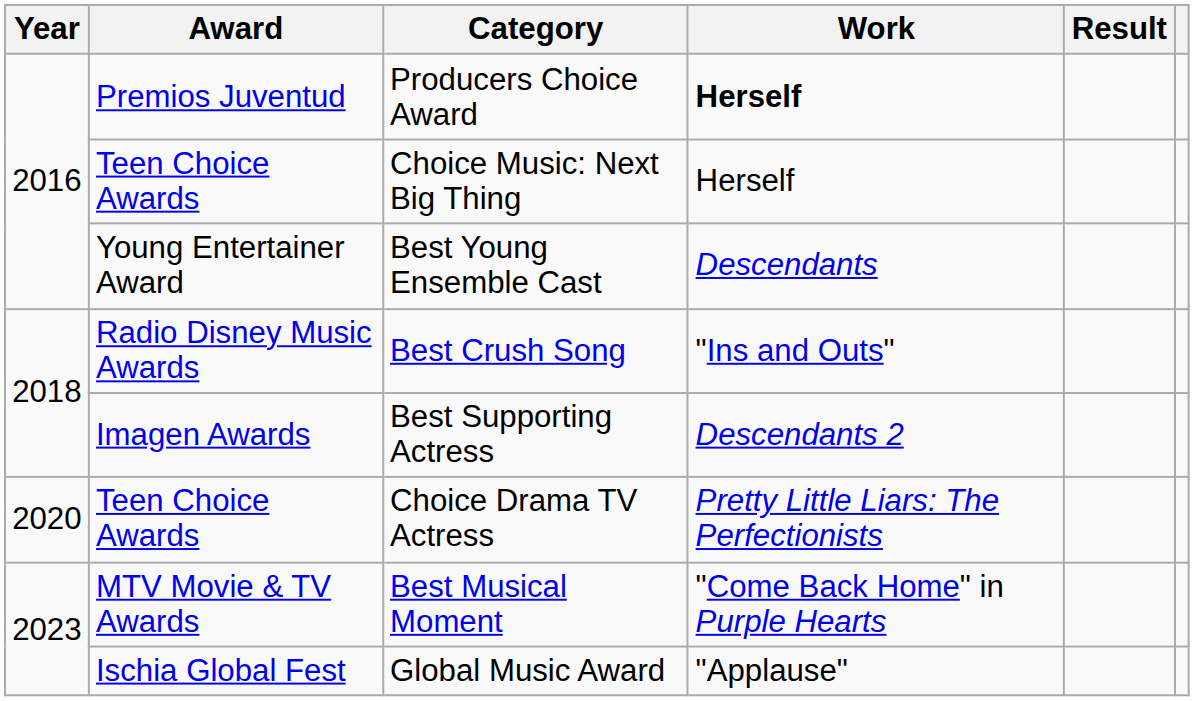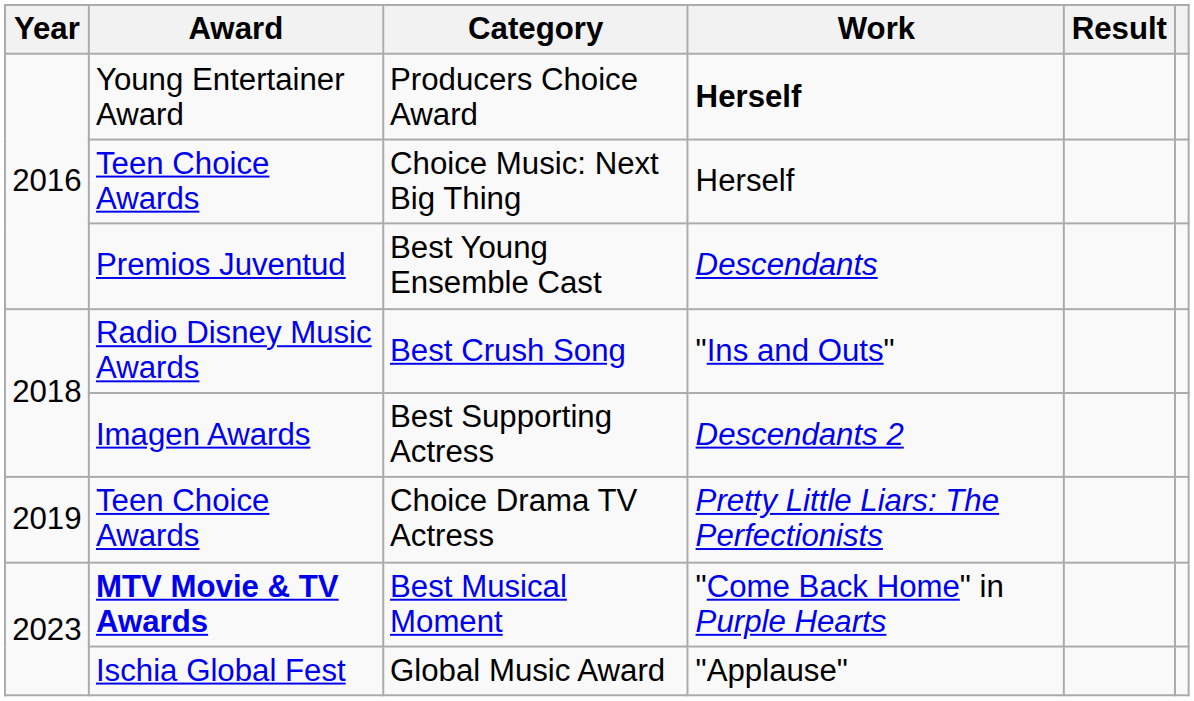(221, 96) Premios Juventud -> (220, 96) Young Entertainer Award
(220, 265) Young Entertainer Award -> (221, 265) Premios Juventud
(47, 519) 2020 -> (47, 519) 2019
(214, 603) normal -> (217, 603) bold
